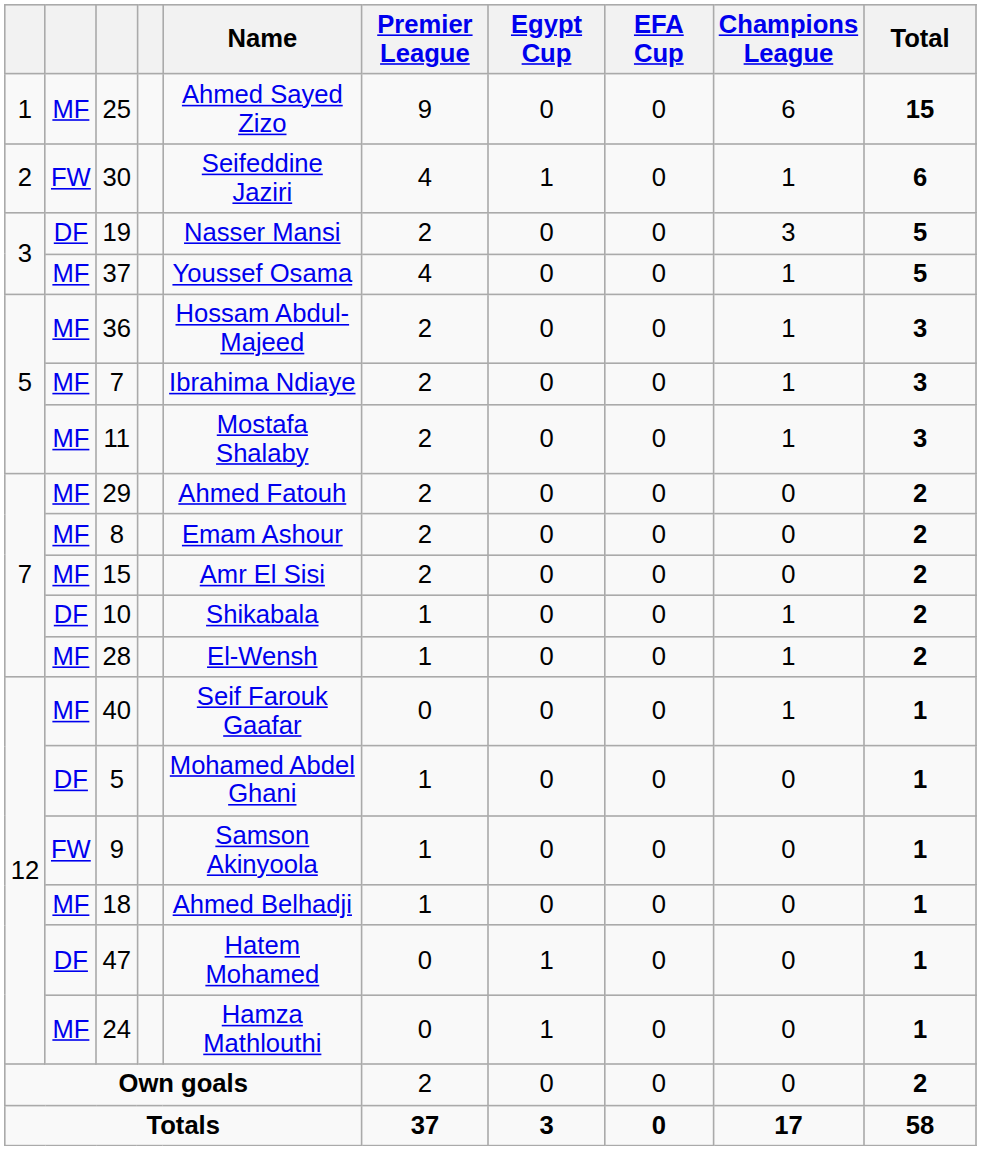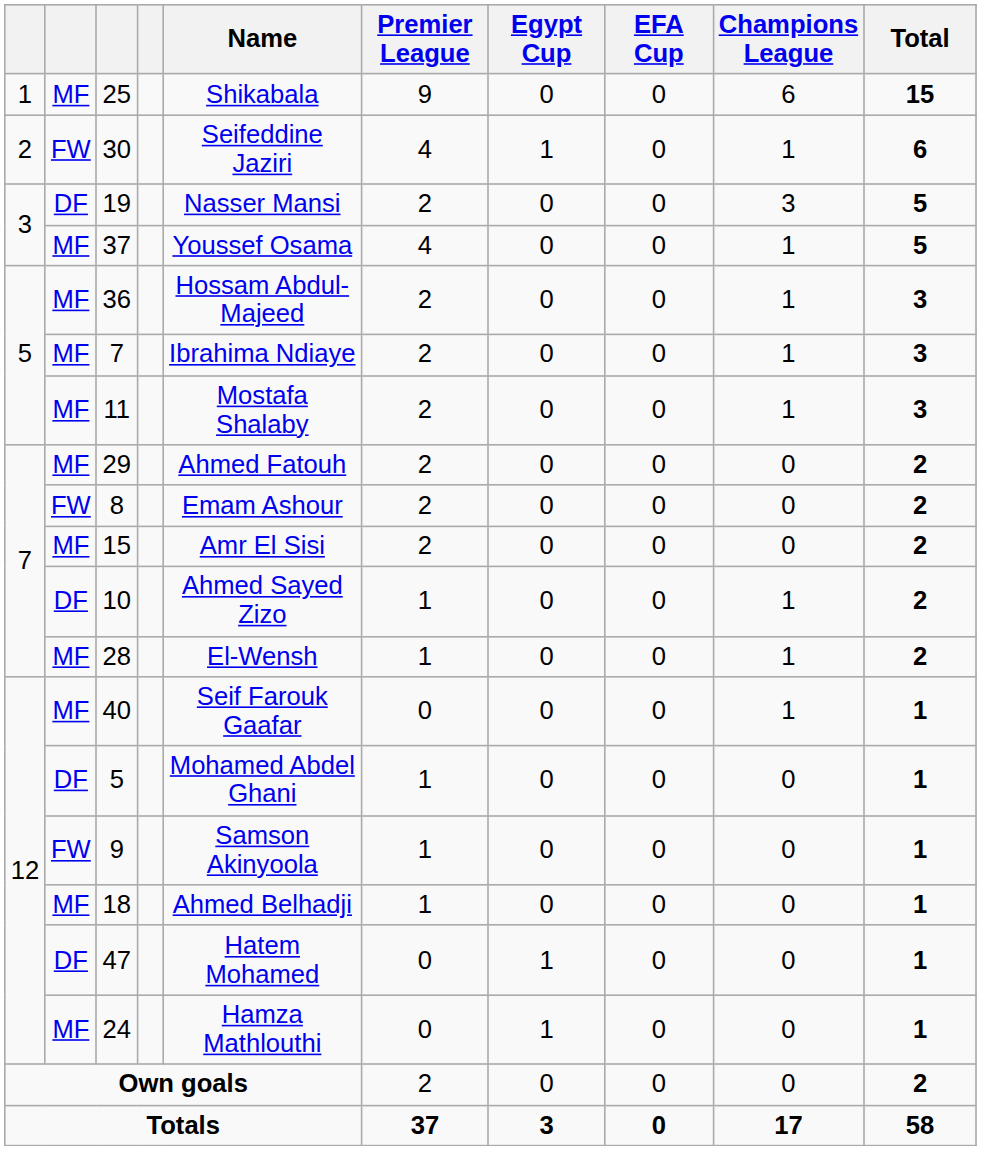(262, 108) Ahmed Sayed Zizo -> (262, 94) Shikabala
(71, 534) MF -> (71, 505) FW
(262, 615) Shikabala -> (262, 601) Ahmed Sayed Zizo
